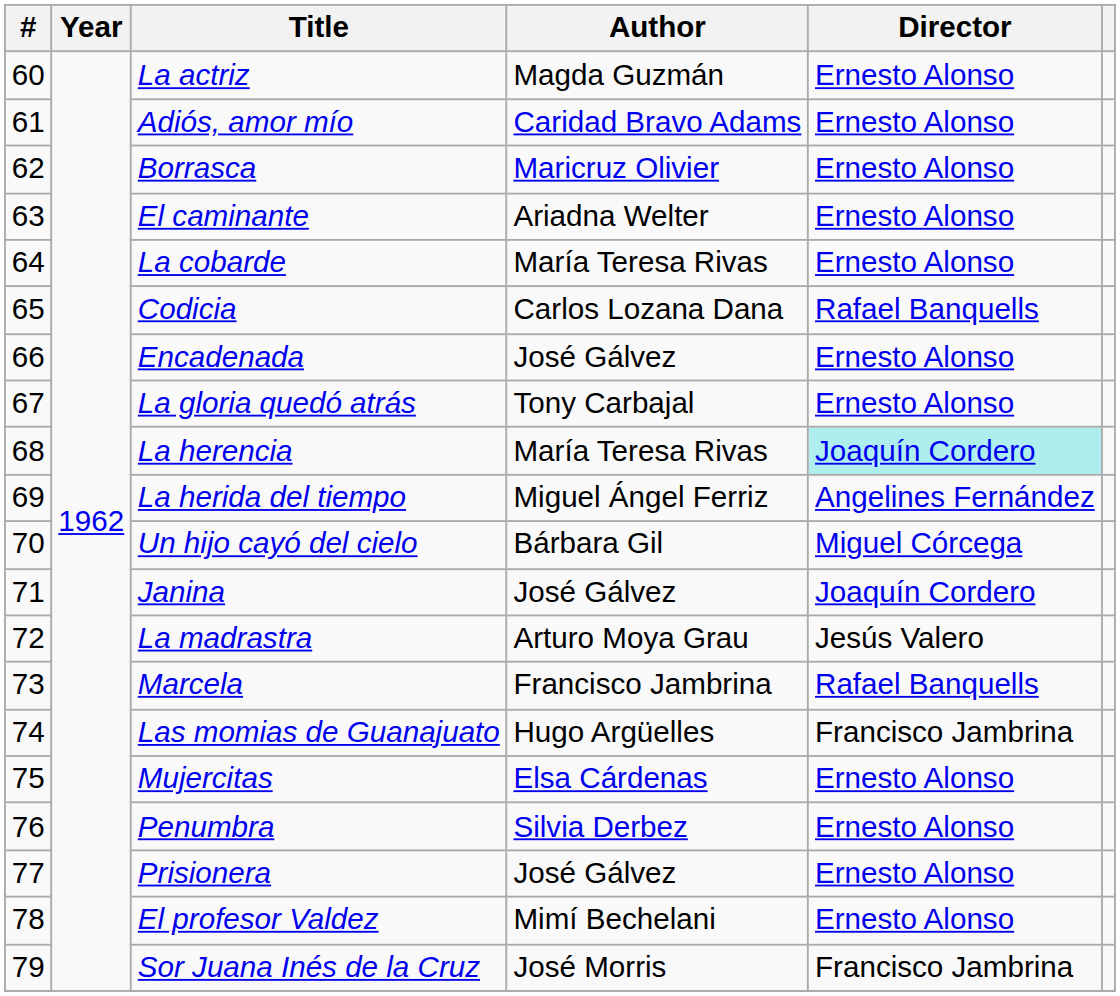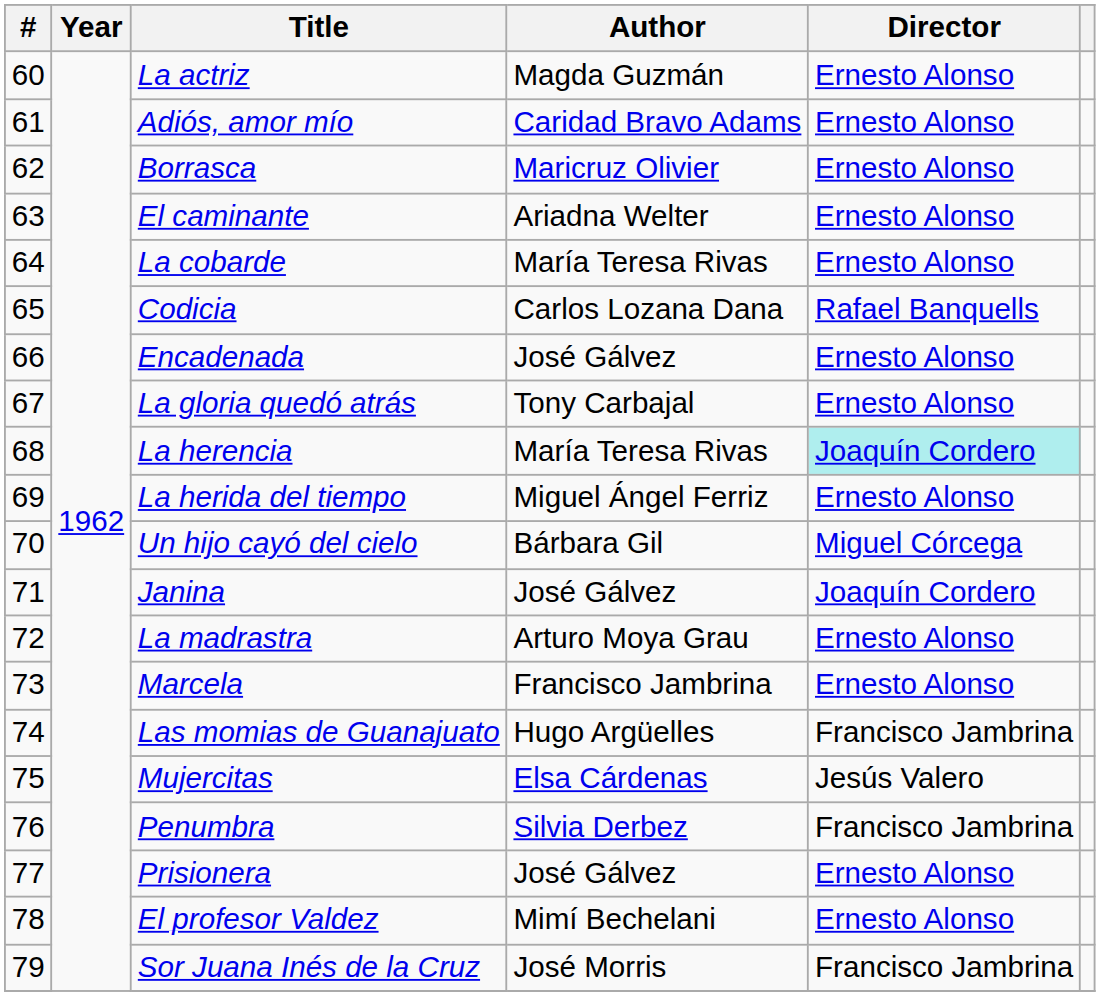(955, 497) Angelines Fernández -> (915, 497) Ernesto Alonso
(899, 638) Jesús Valero -> (915, 638) Ernesto Alonso
(927, 685) Rafael Banquells -> (915, 685) Ernesto Alonso
(915, 779) Ernesto Alonso -> (899, 779) Jesús Valero
(915, 826) Ernesto Alonso -> (944, 826) Francisco Jambrina
